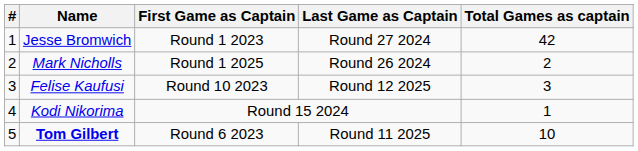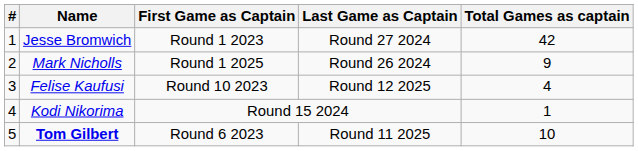(547, 63) 2 -> (547, 63) 9
(547, 87) 3 -> (547, 87) 4
